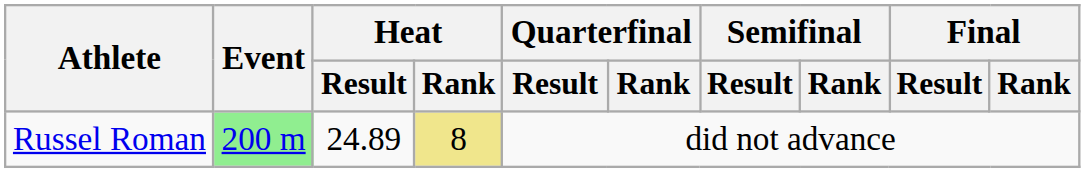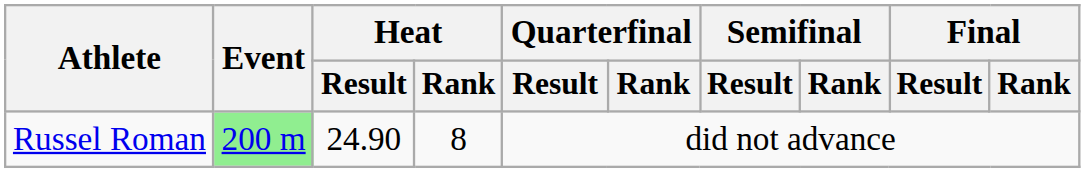(364, 139) 24.89 -> (364, 139) 24.90
(459, 139) khaki background -> (459, 139) no background
